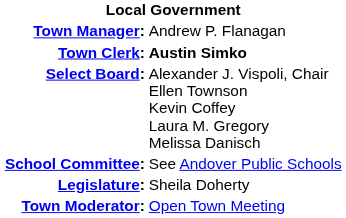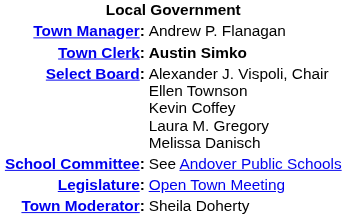(199, 185) Sheila Doherty -> (217, 185) Open Town Meeting
(217, 206) Open Town Meeting -> (199, 206) Sheila Doherty
